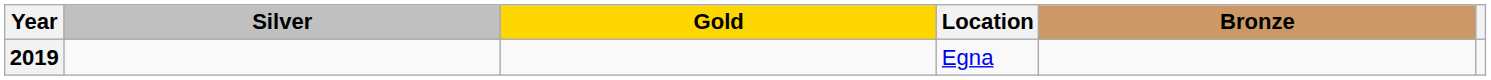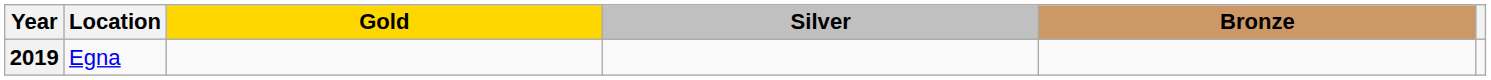columns swapped: (988, 22) <-> (282, 22)
